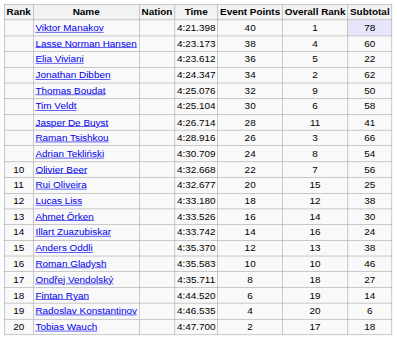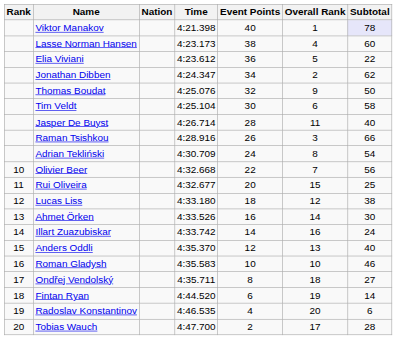(370, 122) 41 -> (370, 122) 40
(370, 248) 38 -> (370, 248) 40
(370, 327) 18 -> (370, 327) 28
